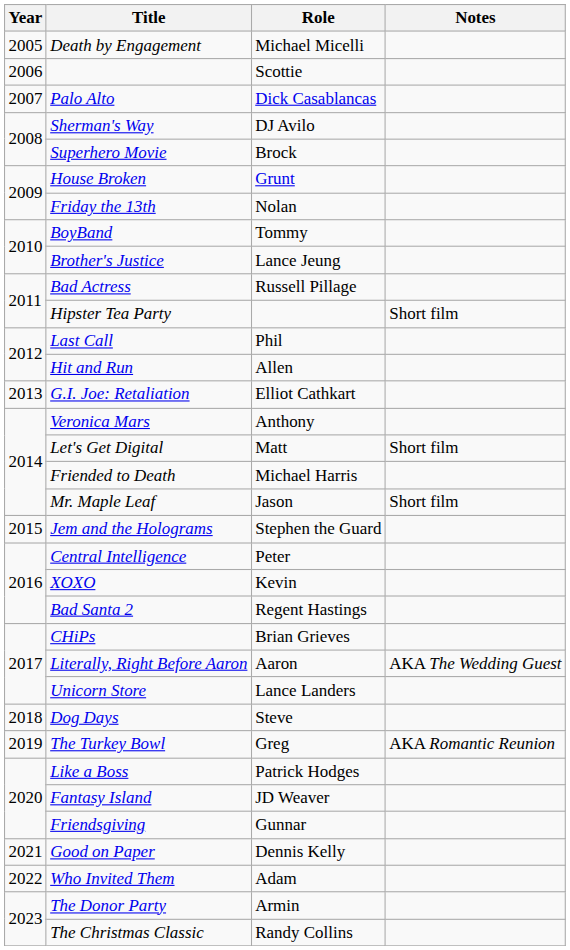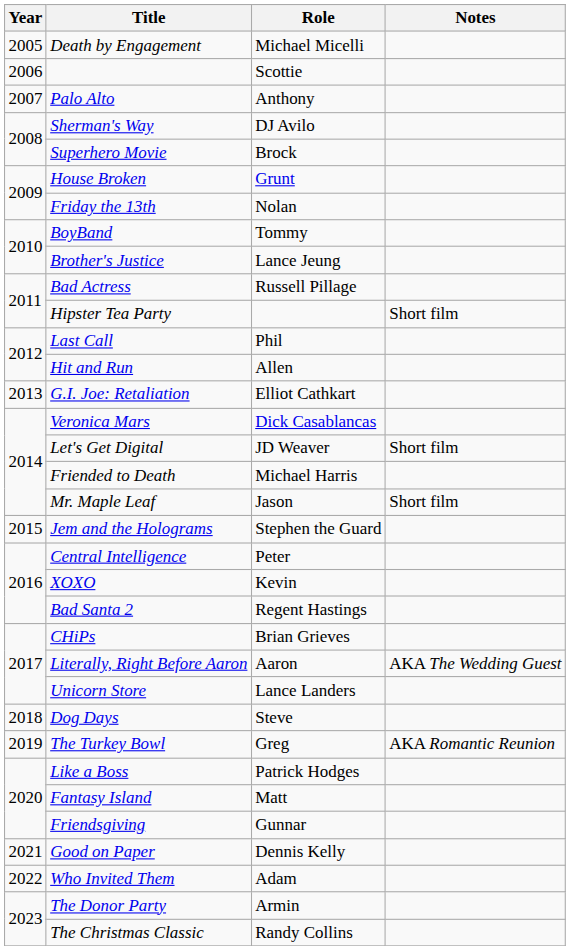(316, 98) Dick Casablancas -> (285, 98) Anthony
(285, 421) Anthony -> (316, 421) Dick Casablancas
(271, 448) Matt -> (292, 448) JD Weaver
(292, 797) JD Weaver -> (271, 797) Matt
